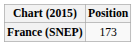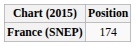(108, 32) 173 -> (108, 32) 174
